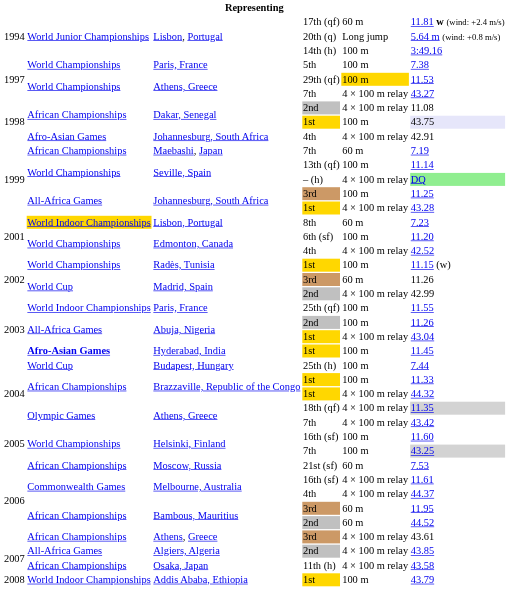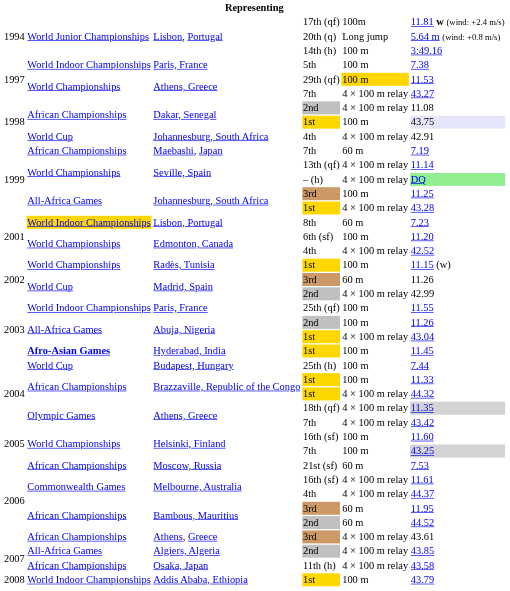(353, 22) 60 m -> (354, 22) 100m
(74, 65) World Championships -> (89, 65) World Indoor Championships
(67, 136) Afro-Asian Games -> (50, 136) World Cup
(355, 165) 100 m -> (375, 165) 4 × 100 m relay
